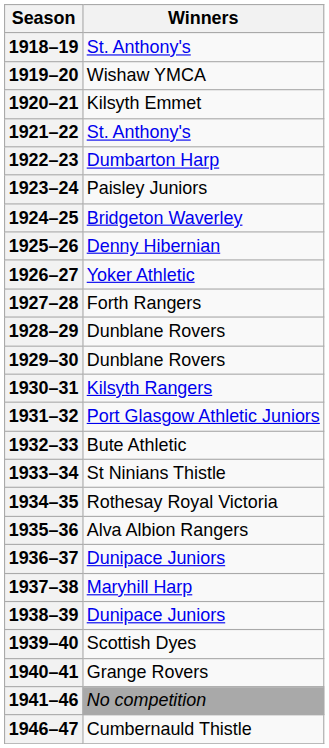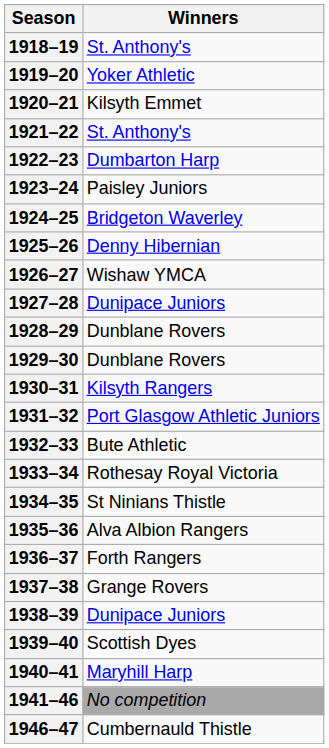(146, 75) Wishaw YMCA -> (141, 75) Yoker Athletic
(141, 274) Yoker Athletic -> (146, 274) Wishaw YMCA
(144, 302) Forth Rangers -> (156, 302) Dunipace Juniors
(156, 473) St Ninians Thistle -> (182, 473) Rothesay Royal Victoria
(182, 501) Rothesay Royal Victoria -> (156, 501) St Ninians Thistle
(156, 558) Dunipace Juniors -> (144, 558) Forth Rangers
(140, 587) Maryhill Harp -> (147, 587) Grange Rovers
(147, 672) Grange Rovers -> (140, 672) Maryhill Harp
